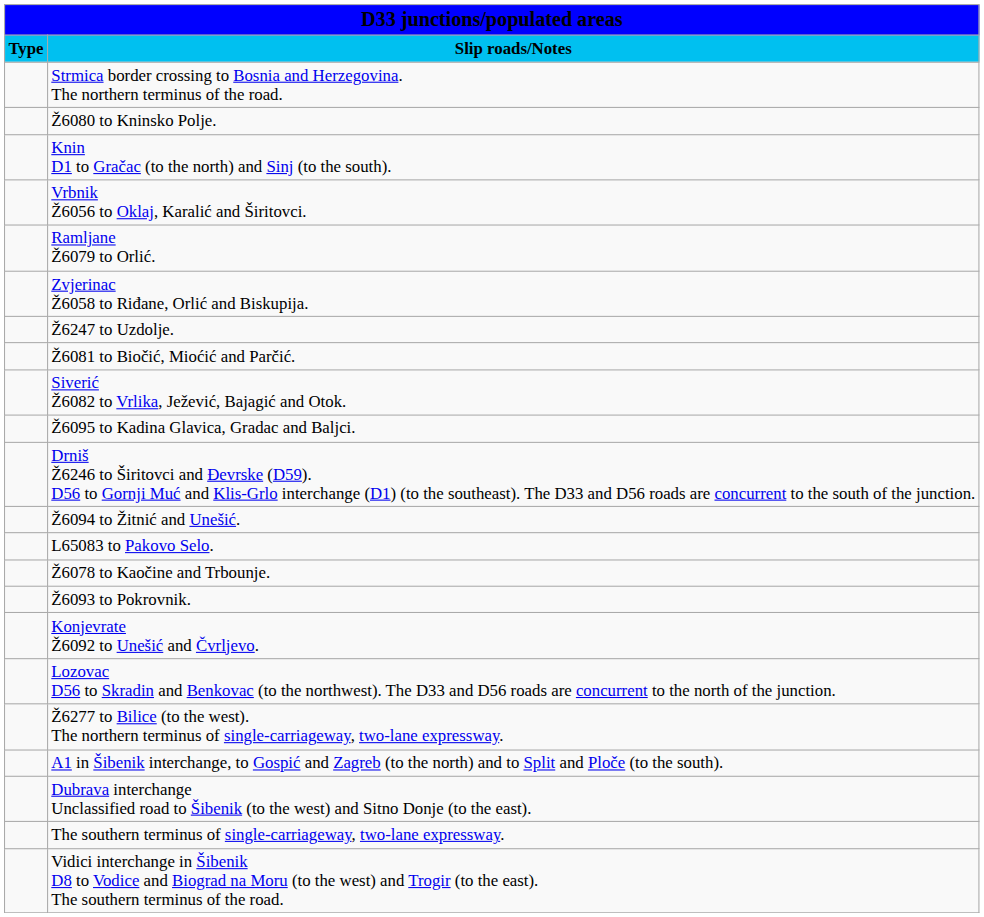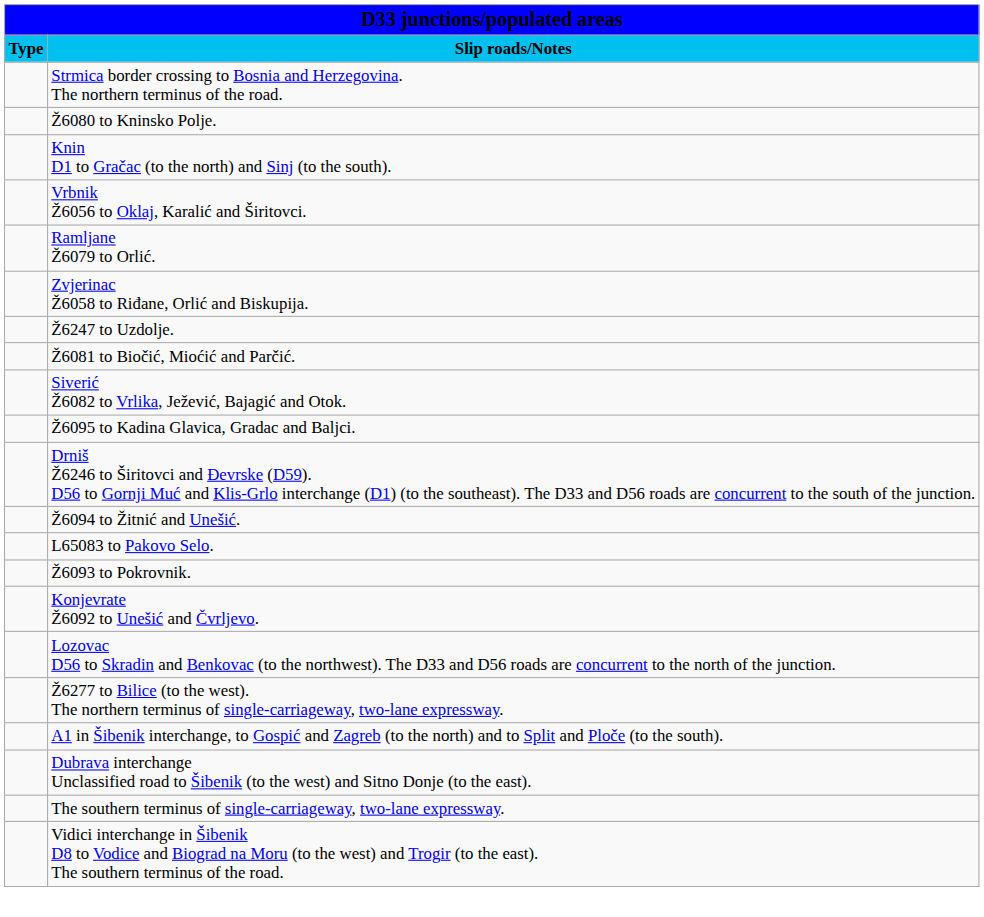- row: (161, 572)
